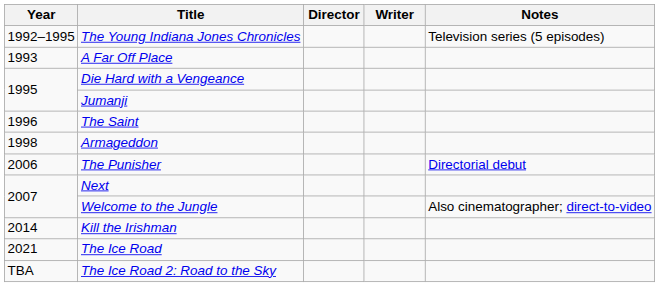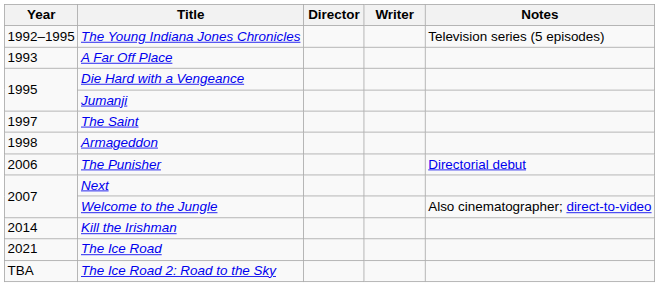(22, 121) 1996 -> (22, 121) 1997
